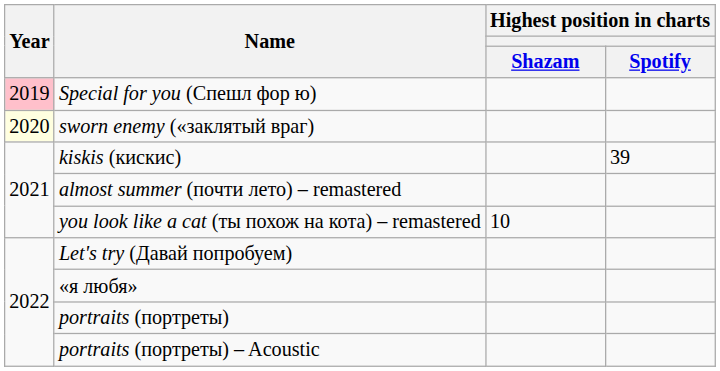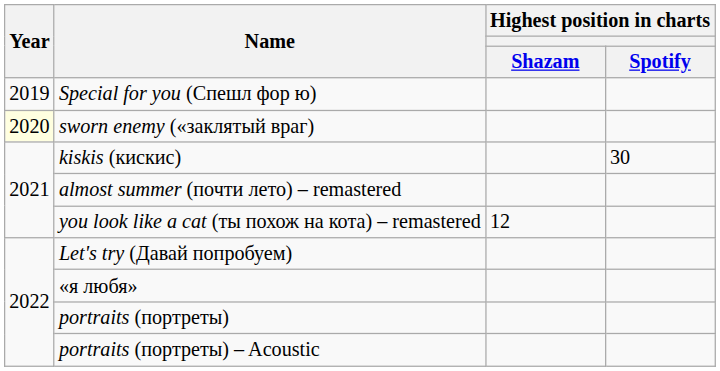(29, 93) pink background -> (29, 93) no background
(620, 157) 39 -> (620, 157) 30
(500, 221) 10 -> (500, 221) 12
